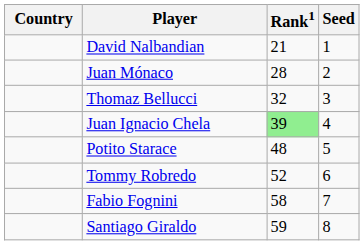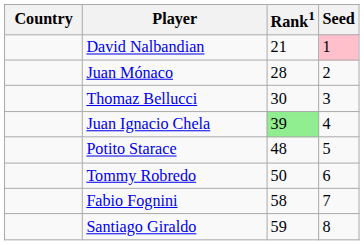(327, 47) no background -> (327, 47) pink background
(279, 98) 32 -> (279, 98) 30
(279, 175) 52 -> (279, 175) 50
